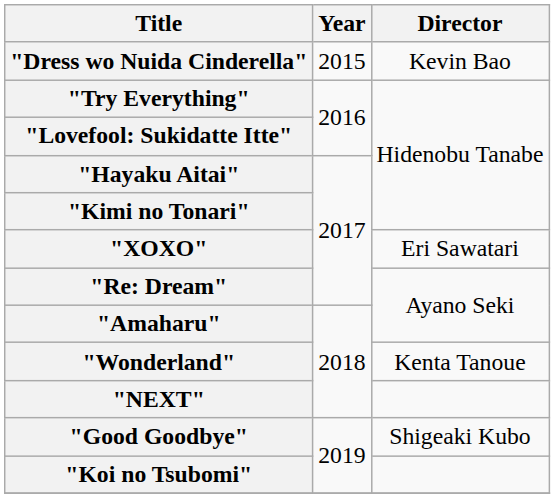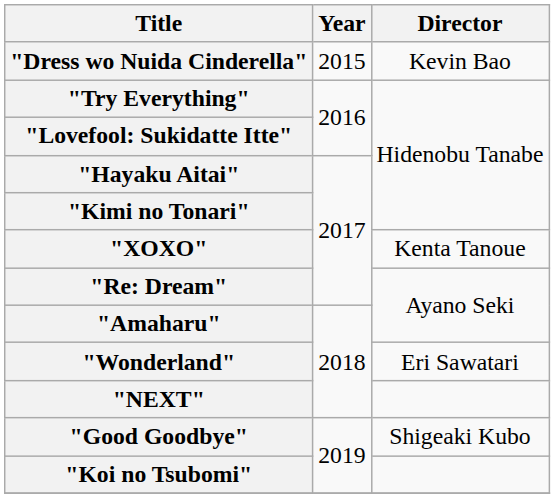(460, 248) Eri Sawatari -> (460, 248) Kenta Tanoue
(460, 361) Kenta Tanoue -> (460, 361) Eri Sawatari
